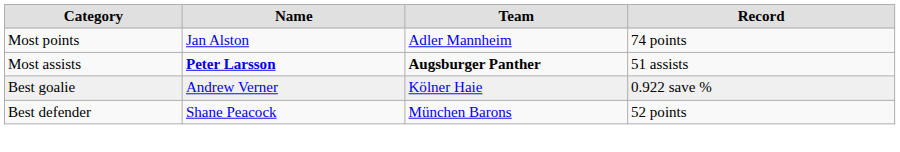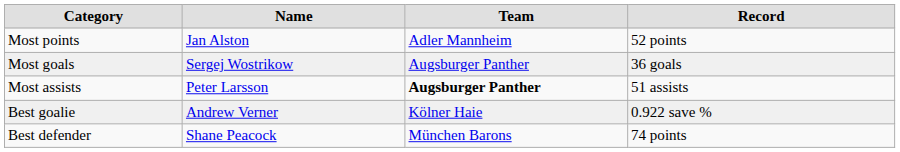(659, 40) 74 points -> (659, 40) 52 points
+ row: (41, 64)
(231, 64) bold -> (227, 87) normal
(659, 111) 52 points -> (659, 135) 74 points
